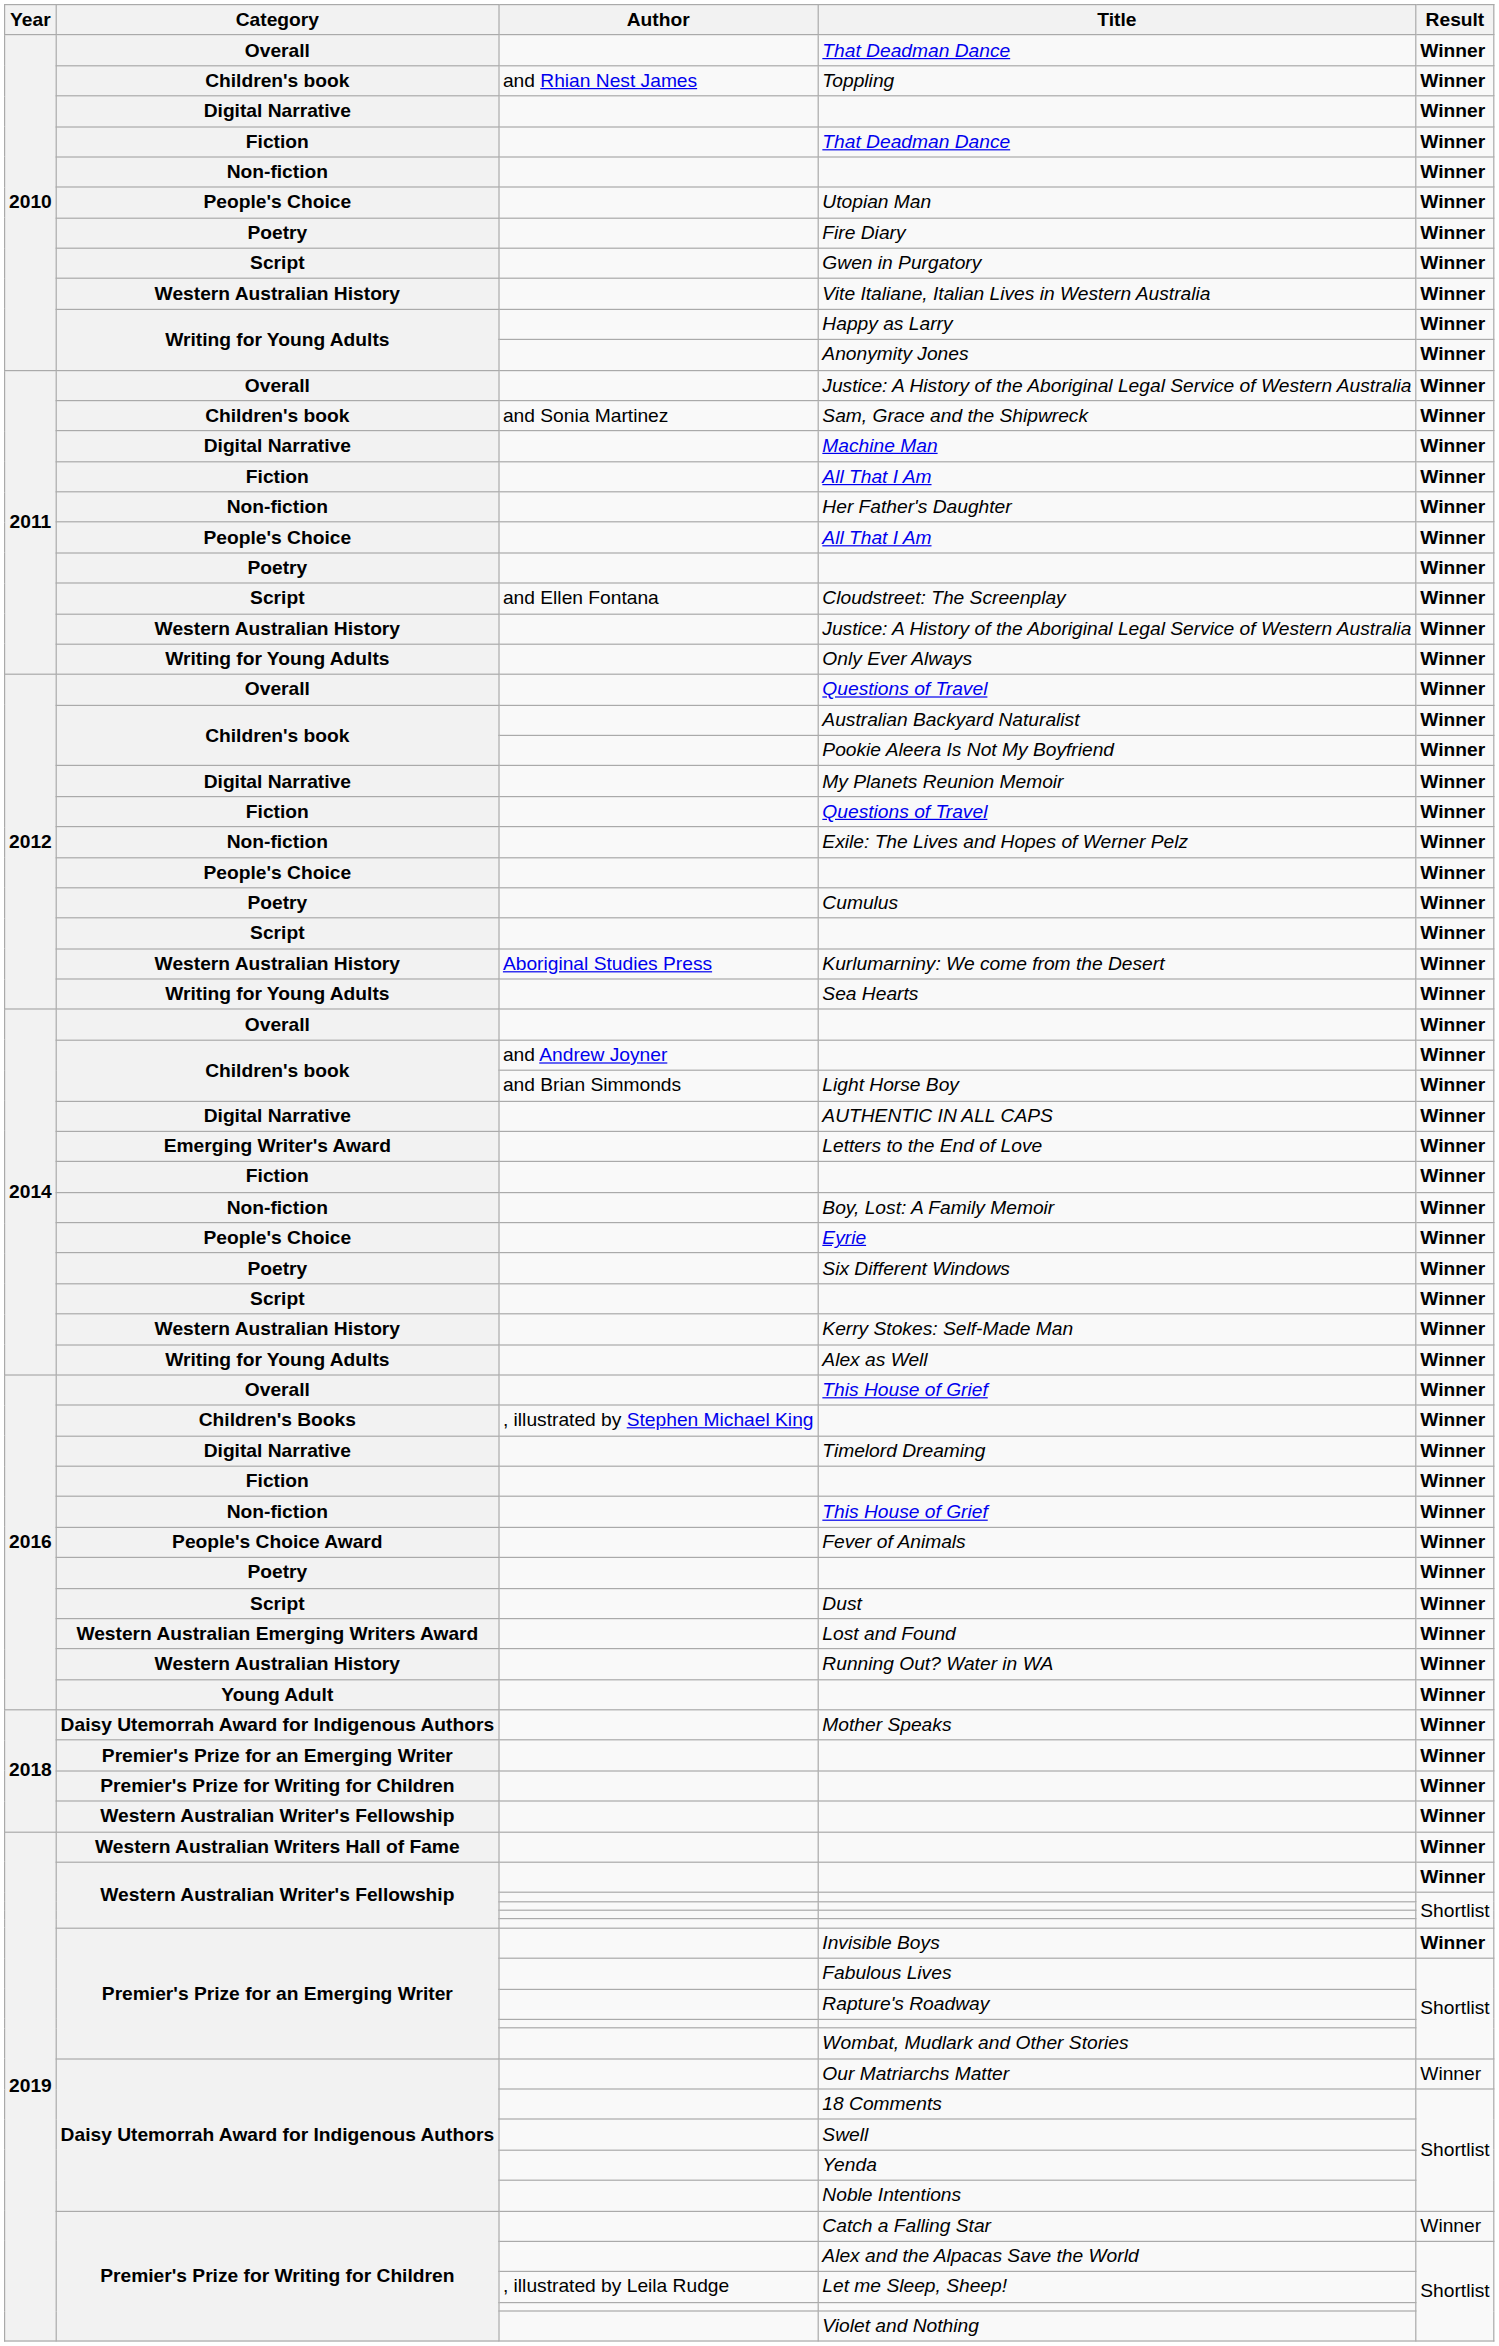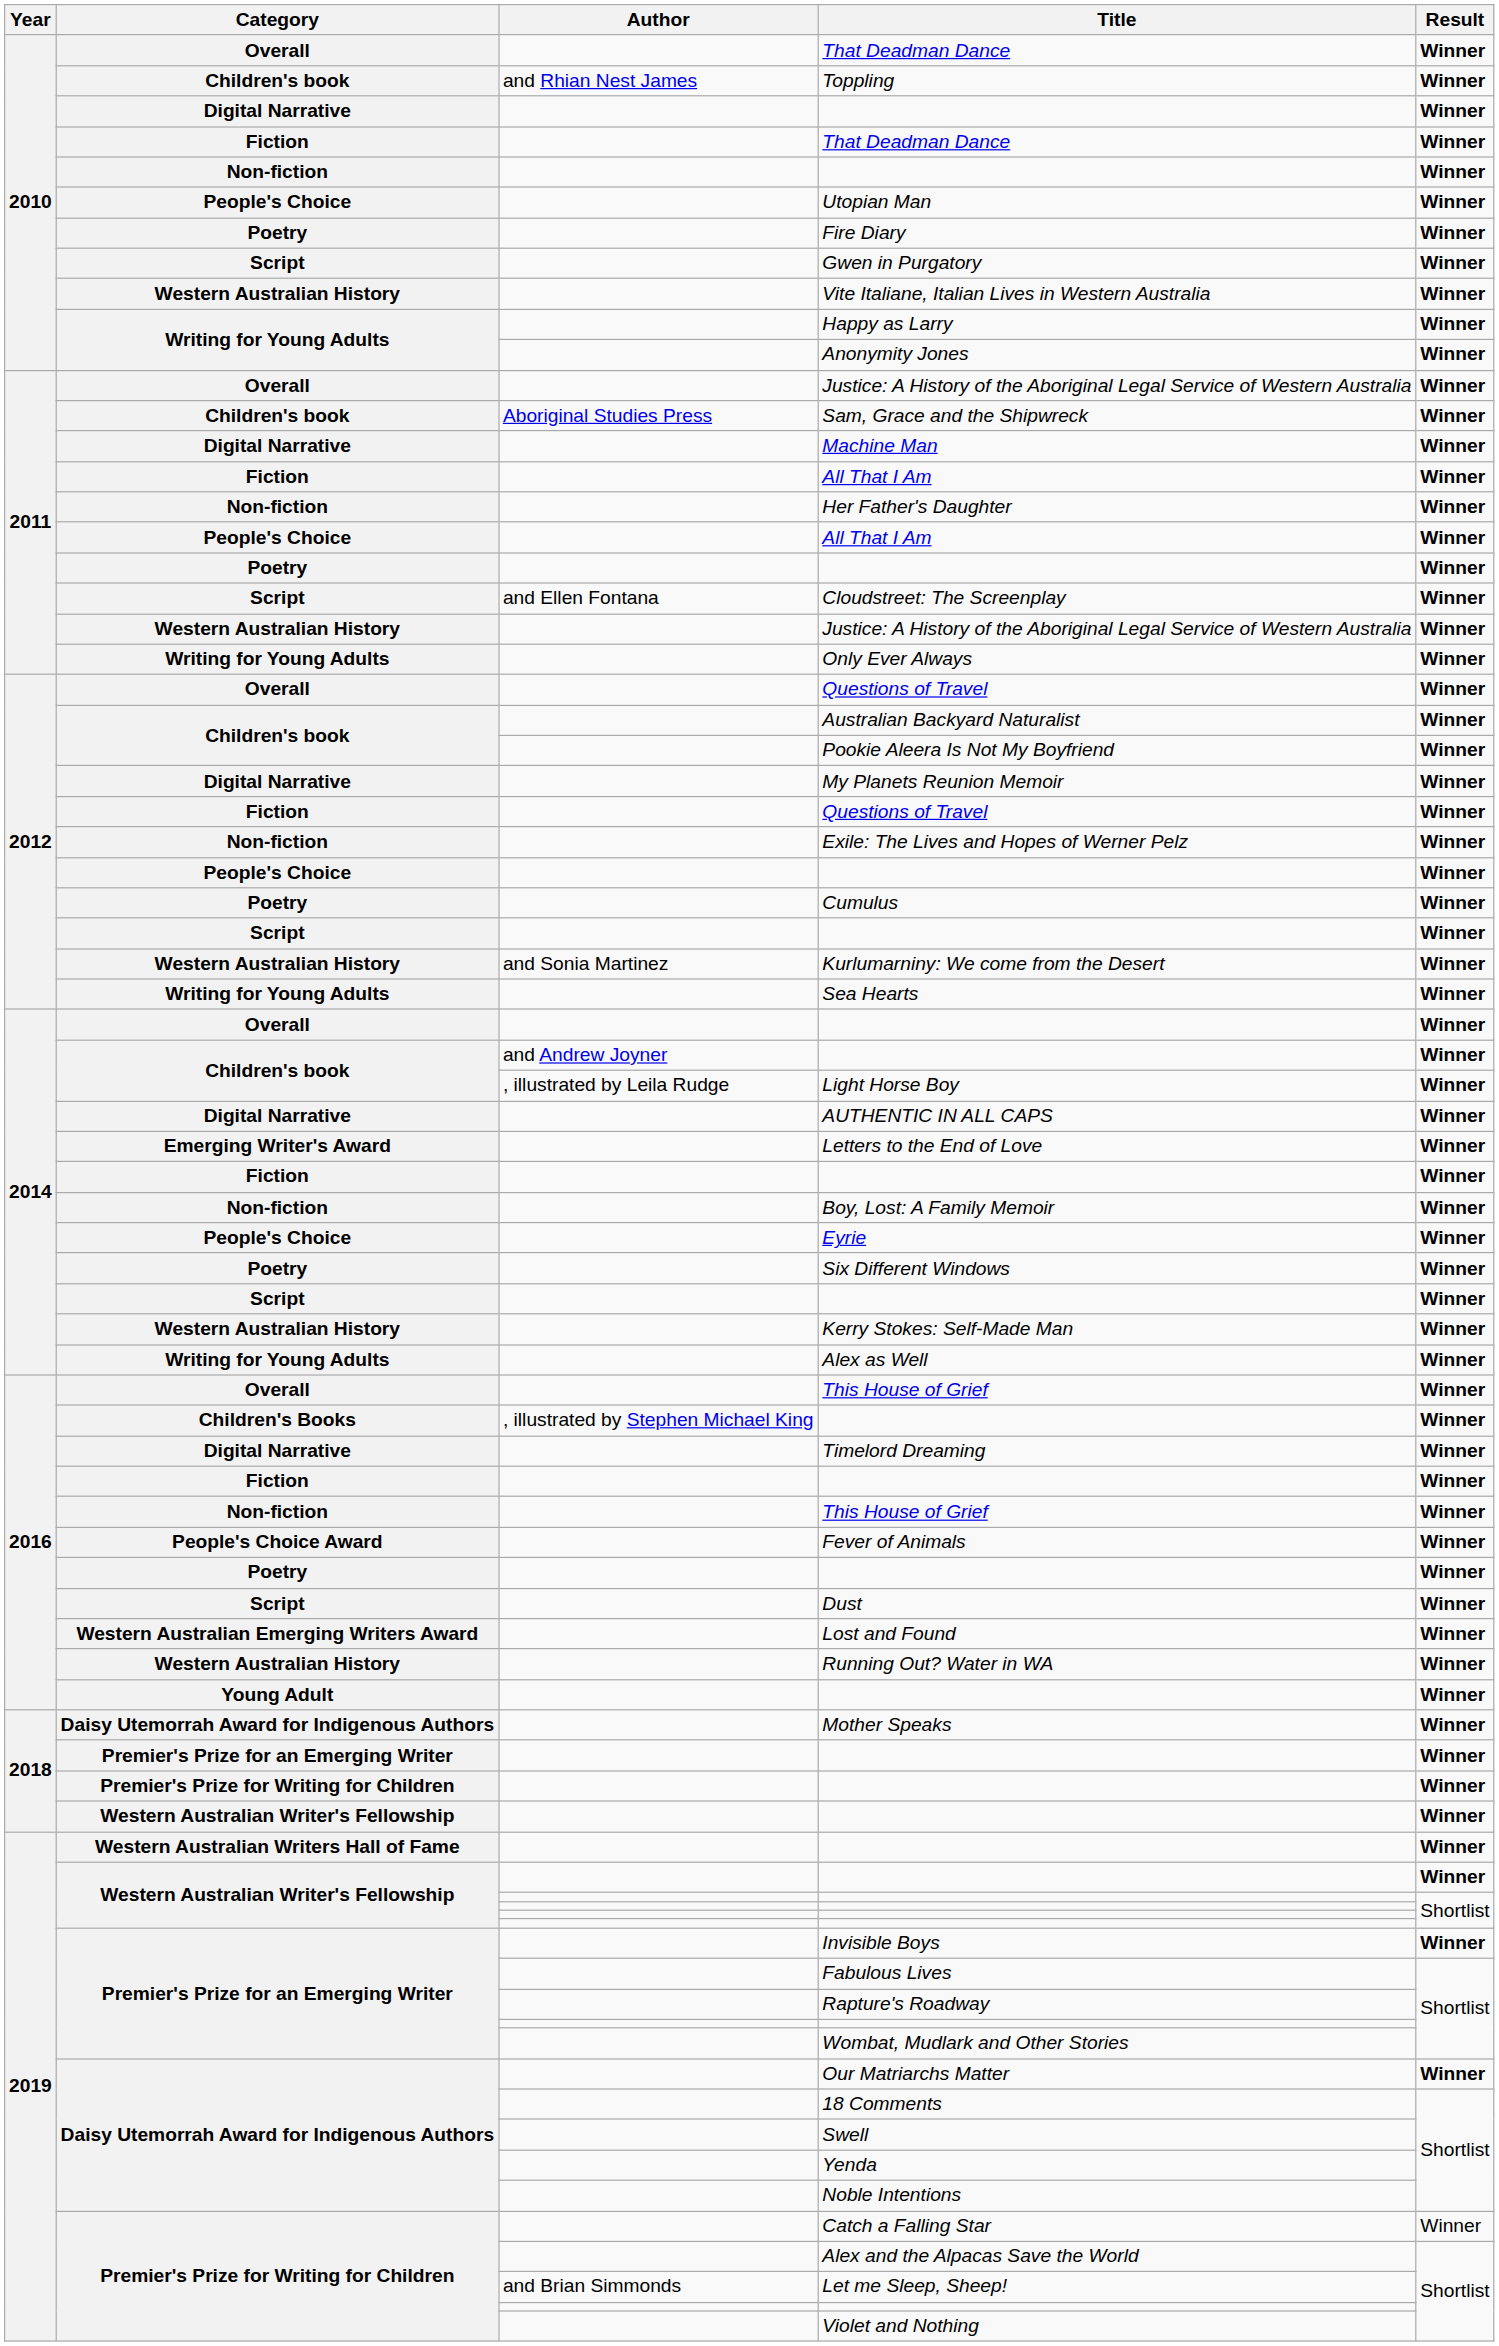(586, 415) and Sonia Martinez -> (608, 415) Aboriginal Studies Press
(608, 963) Aboriginal Studies Press -> (586, 963) and Sonia Martinez
(592, 1085) and Brian Simmonds -> (616, 1085) , illustrated by Leila Rudge
(1451, 2073) normal -> (1453, 2073) bold
(616, 2286) , illustrated by Leila Rudge -> (592, 2286) and Brian Simmonds
